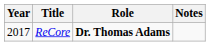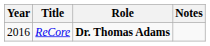(19, 31) 2017 -> (19, 31) 2016
